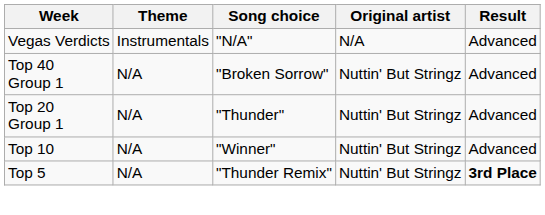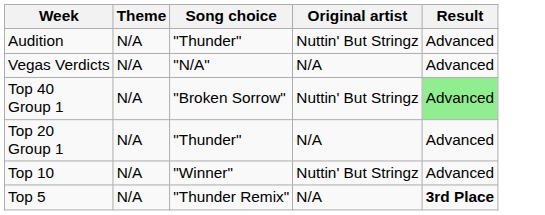+ row: (36, 41)
(163, 41) Instrumentals -> (130, 65) N/A
(503, 74) no background -> (460, 98) lightgreen background
(400, 115) Nuttin' But Stringz -> (309, 140) N/A
(400, 173) Nuttin' But Stringz -> (309, 197) N/A
